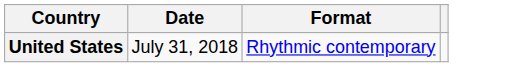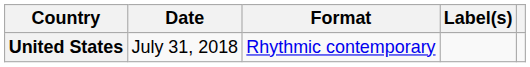+ column: (478, 18)
